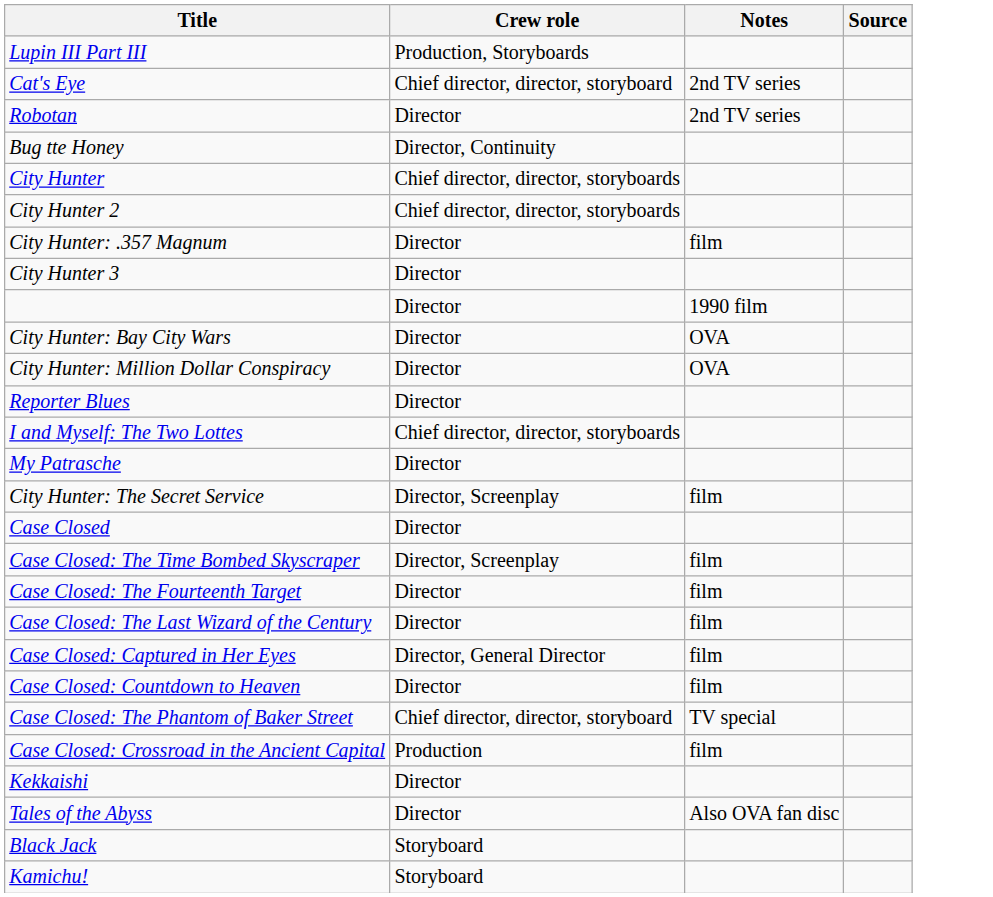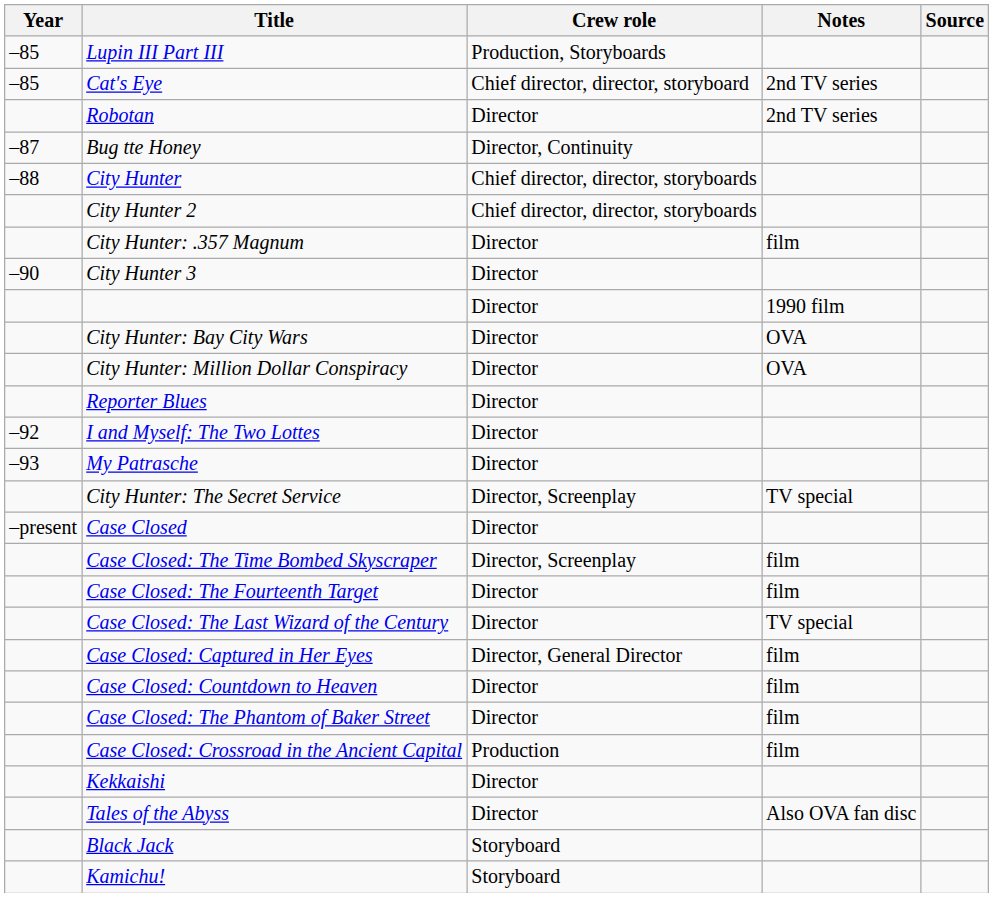+ column: (43, 20)
(537, 432) Chief director, director, storyboards -> (505, 432) Director
(706, 496) film -> (810, 496) TV special
(706, 623) film -> (810, 623) TV special
(533, 718) Chief director, director, storyboard -> (505, 718) Director
(733, 718) TV special -> (783, 718) film
